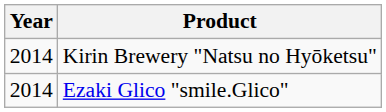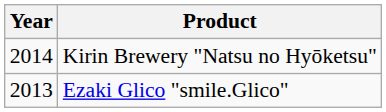(31, 90) 2014 -> (31, 90) 2013
